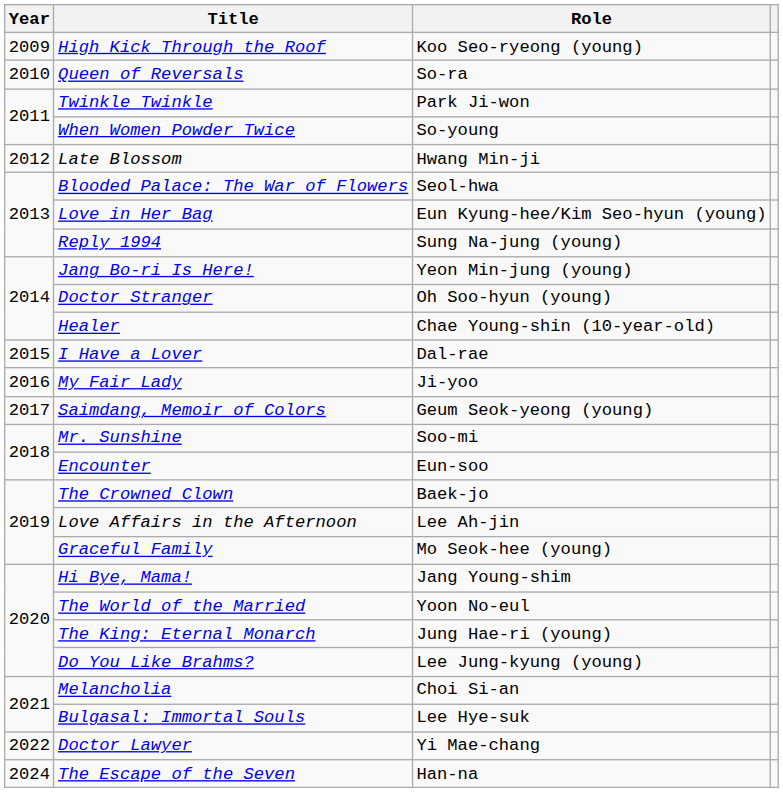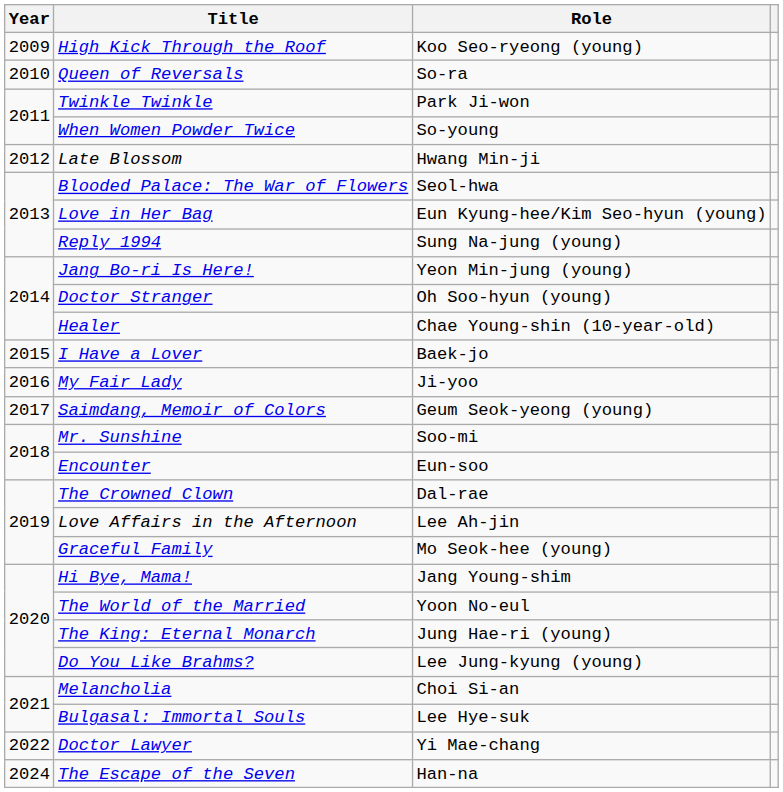(452, 354) Dal-rae -> (452, 354) Baek-jo
(452, 494) Baek-jo -> (452, 494) Dal-rae
